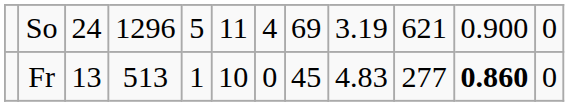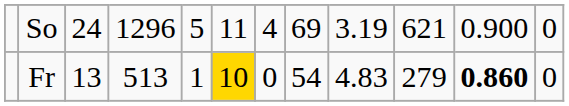(233, 76) no background -> (233, 76) gold background
(306, 76) 45 -> (306, 76) 54
(424, 76) 277 -> (424, 76) 279
